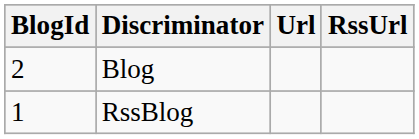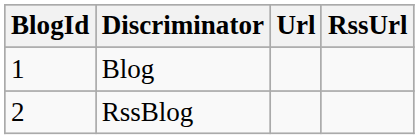(18, 68) 2 -> (18, 68) 1
(18, 111) 1 -> (18, 111) 2
